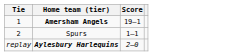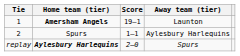+ column: (188, 10)
